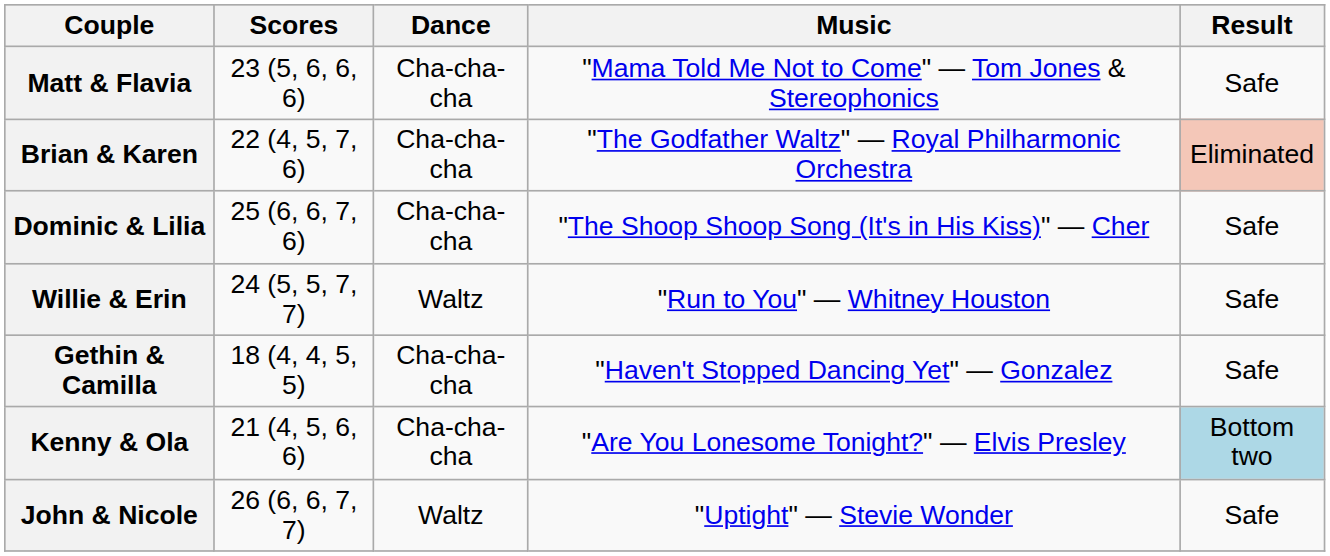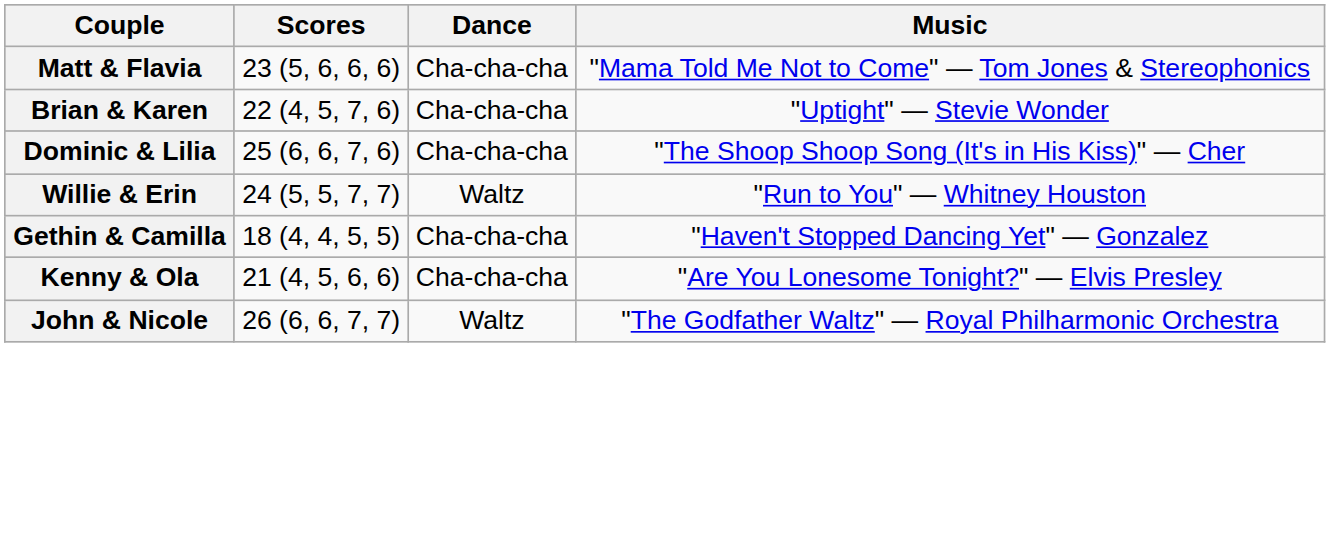- column: (1252, 25)
(854, 154) "The Godfather Waltz" — Royal Philharmonic Orchestra -> (950, 109) "Uptight" — Stevie Wonder
(854, 514) "Uptight" — Stevie Wonder -> (950, 320) "The Godfather Waltz" — Royal Philharmonic Orchestra
